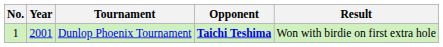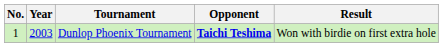(41, 33) 2001 -> (41, 33) 2003
